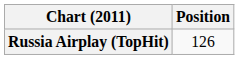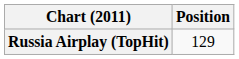(203, 41) 126 -> (203, 41) 129
